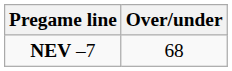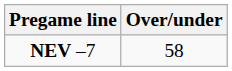(174, 50) 68 -> (174, 50) 58
